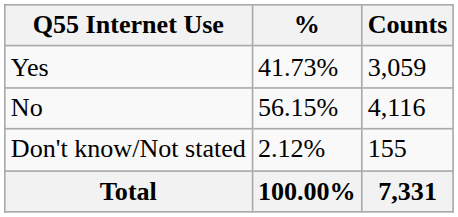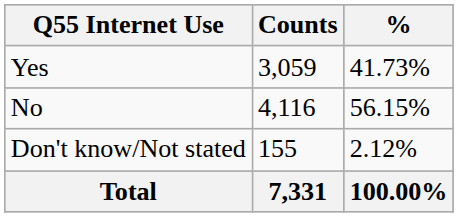columns swapped: (408, 25) <-> (307, 25)
